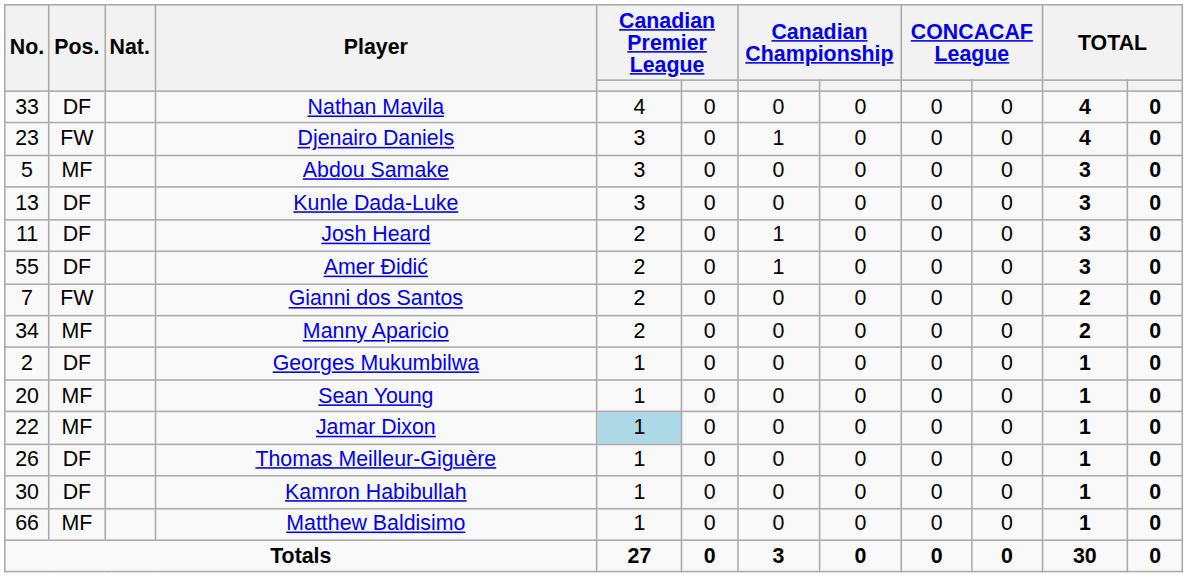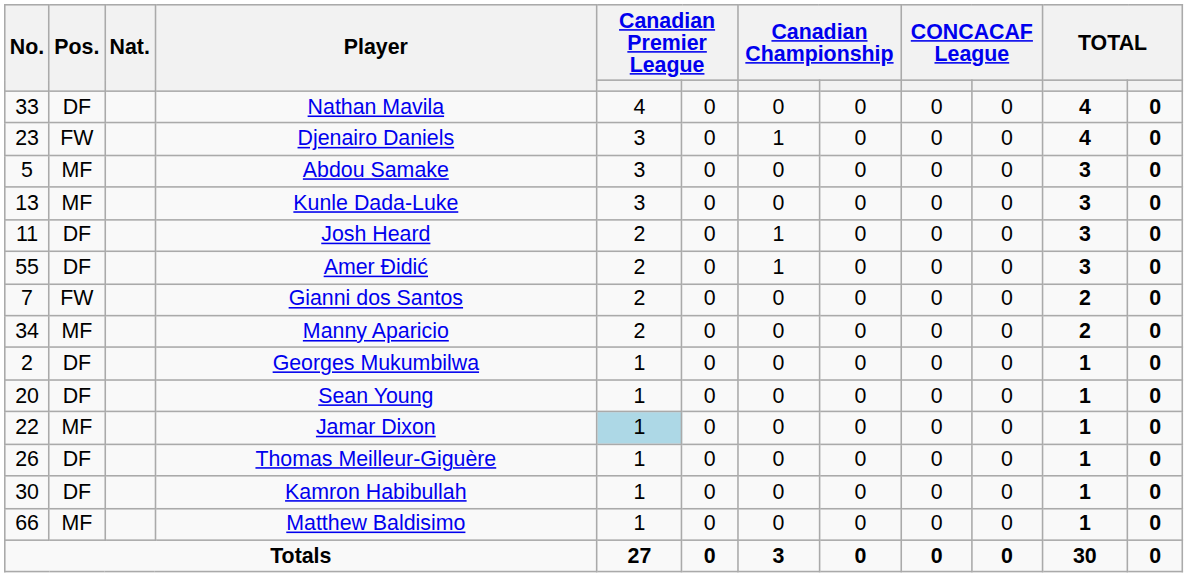(77, 202) DF -> (77, 202) MF
(77, 395) MF -> (77, 395) DF
